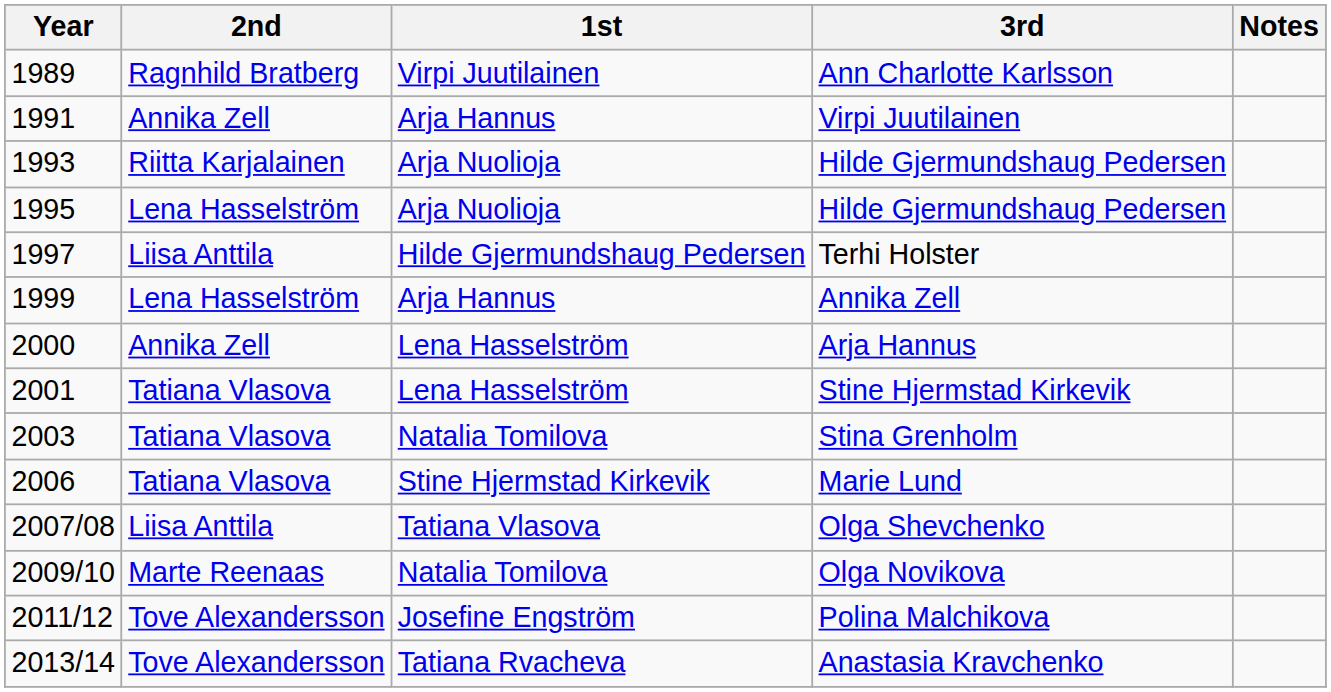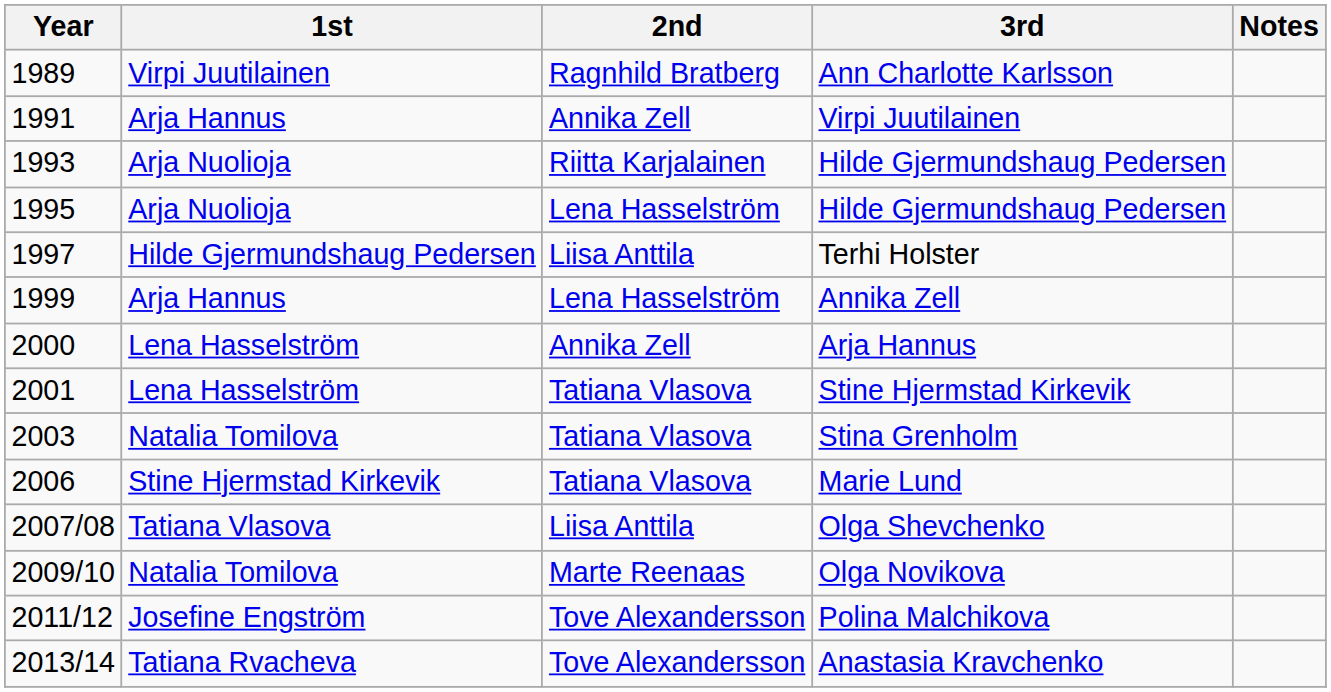columns swapped: (602, 27) <-> (256, 27)
